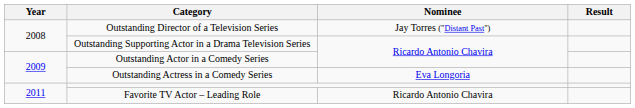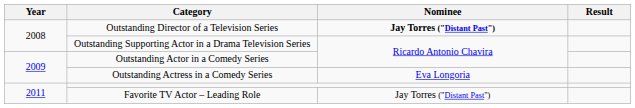(443, 28) normal -> (443, 28) bold
(443, 95) Ricardo Antonio Chavira -> (443, 95) Jay Torres ("Distant Past")
